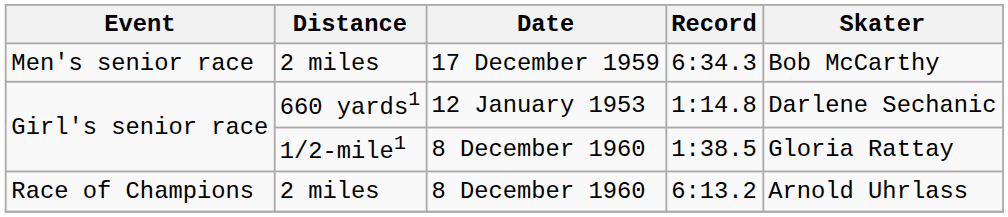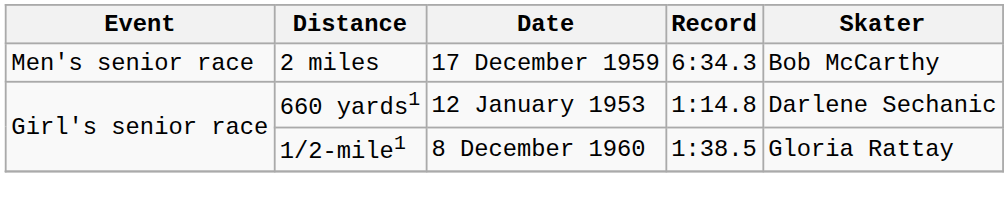- row: (714, 192)
